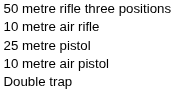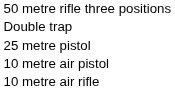rows swapped: (51, 27) <-> (38, 82)
